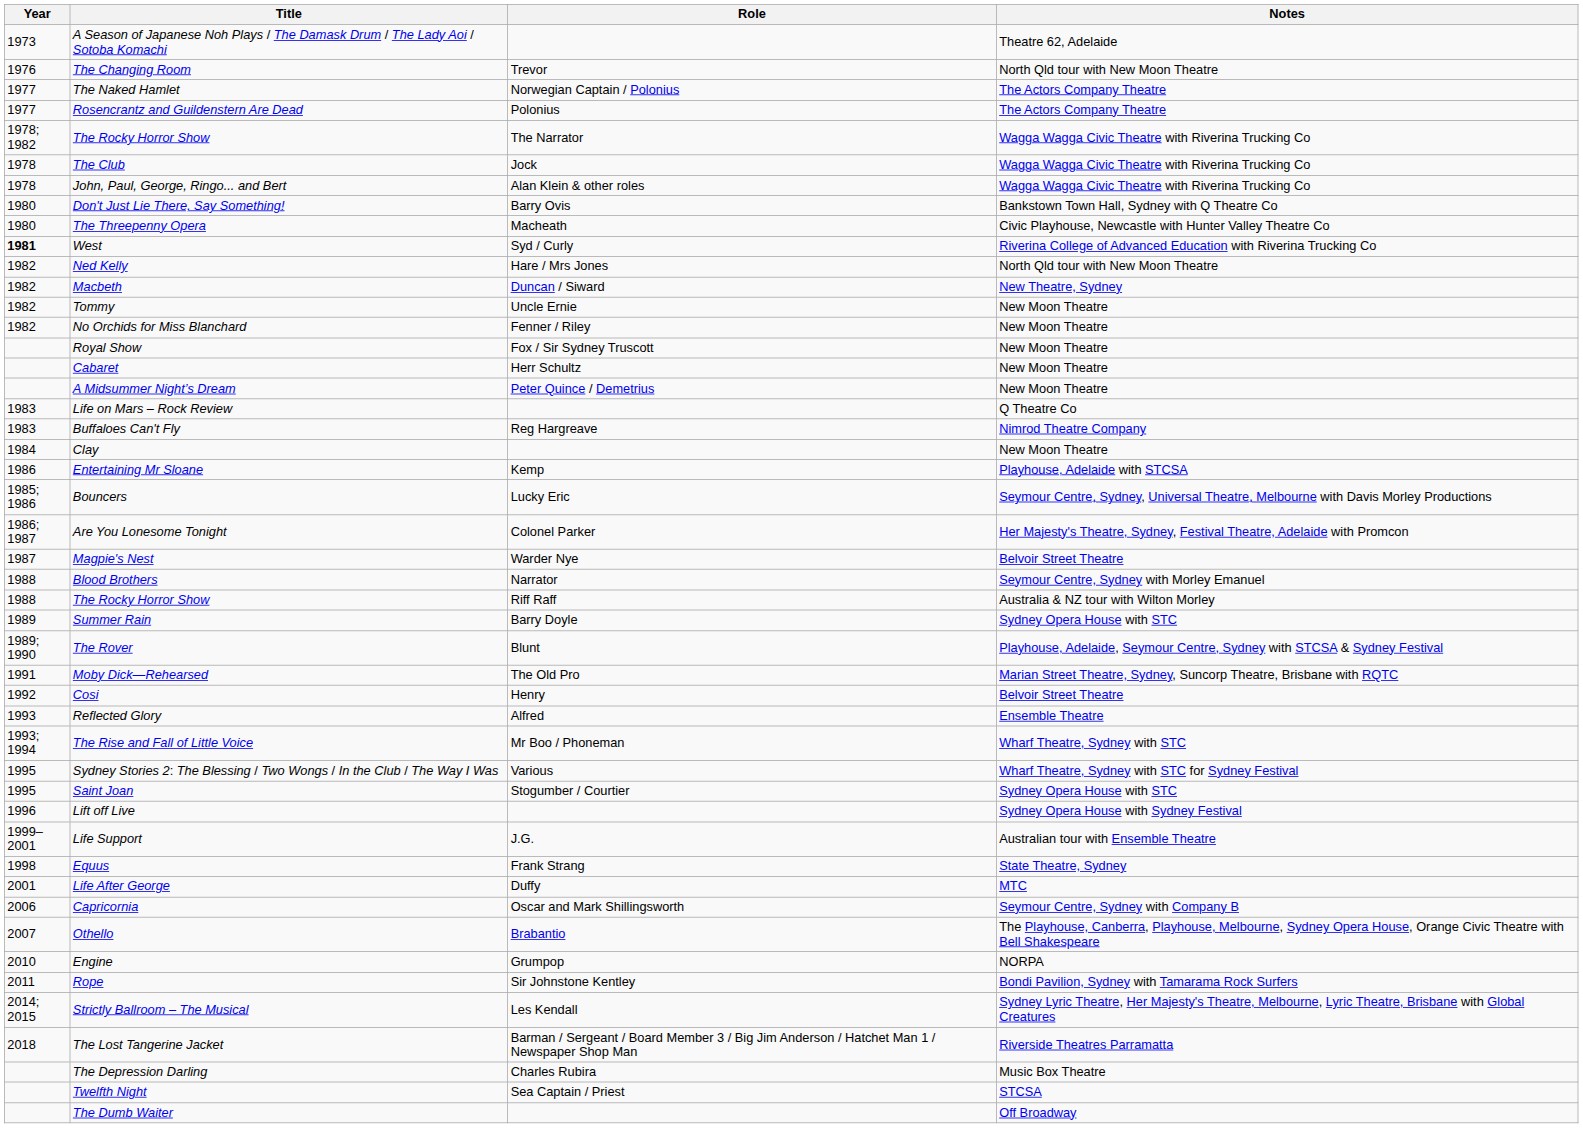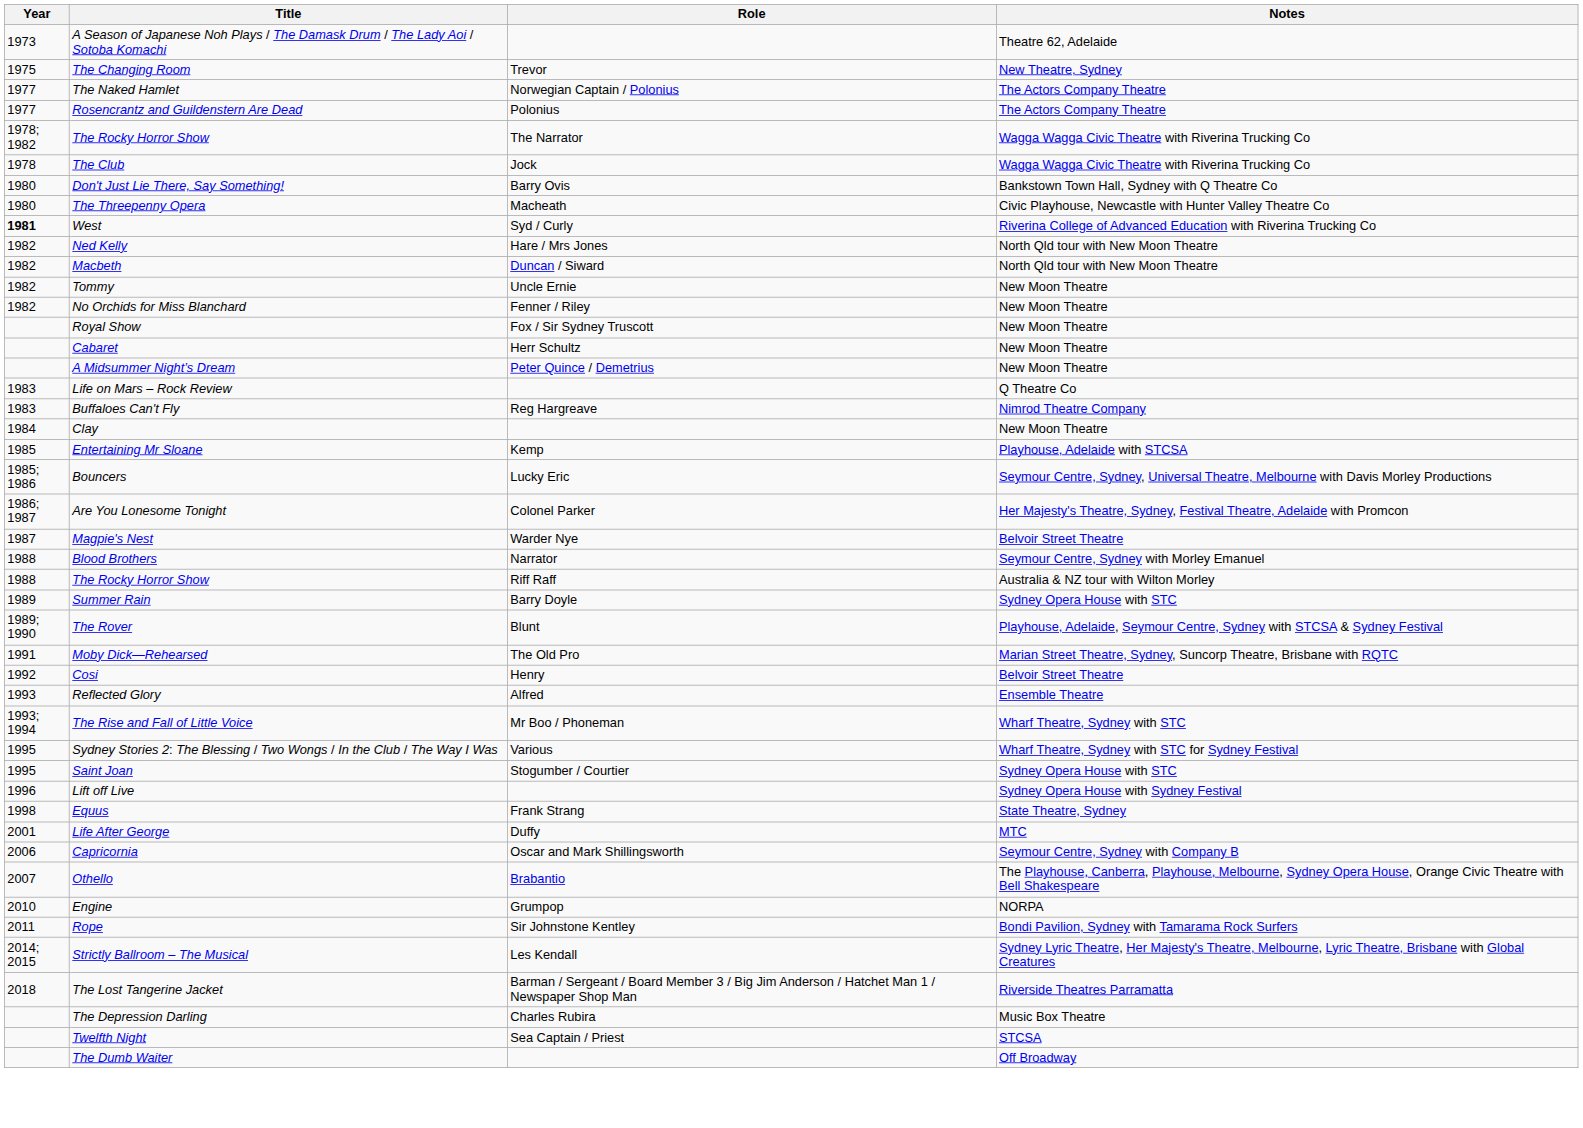(22, 69) 1976 -> (22, 69) 1975
(1109, 69) North Qld tour with New Moon Theatre -> (1060, 69) New Theatre, Sydney
- row: (180, 185)
(1061, 287) New Theatre, Sydney -> (1108, 266) North Qld tour with New Moon Theatre
(22, 469) 1986 -> (22, 449) 1985
- row: (107, 839)
